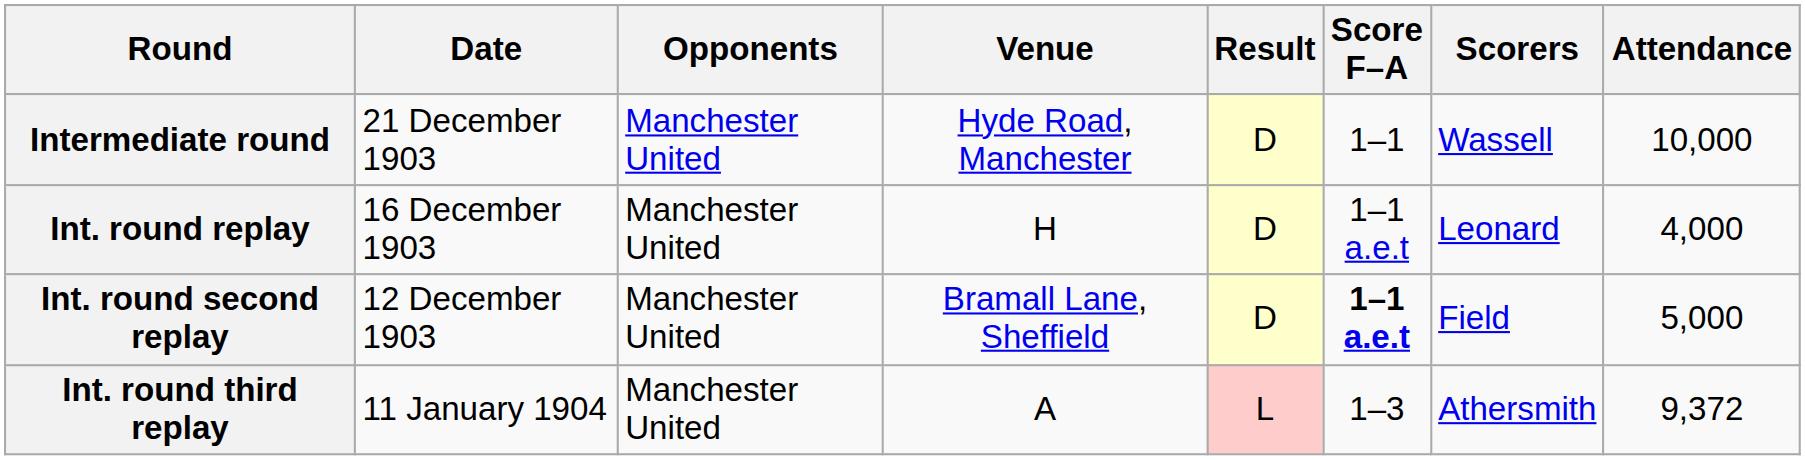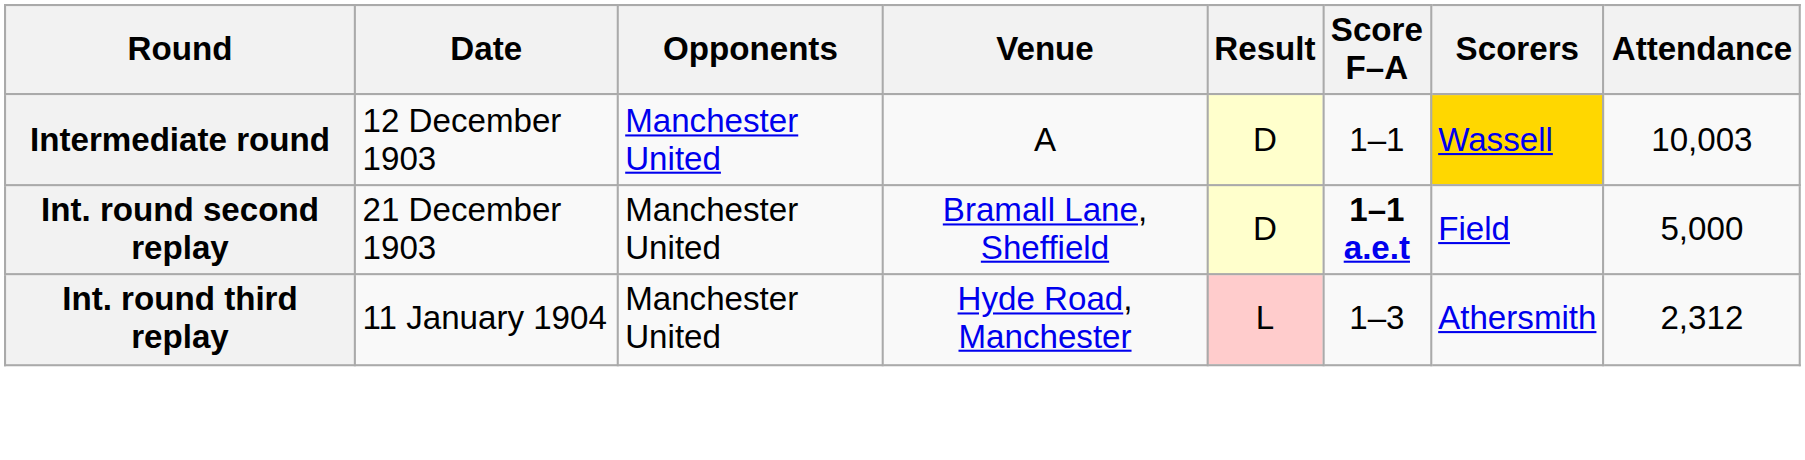(462, 139) 21 December 1903 -> (462, 139) 12 December 1903
(1045, 139) Hyde Road, Manchester -> (1045, 139) A
(1496, 139) no background -> (1496, 139) gold background
(1702, 139) 10,000 -> (1702, 139) 10,003
- row: (180, 228)
(462, 318) 12 December 1903 -> (462, 228) 21 December 1903
(1045, 408) A -> (1045, 318) Hyde Road, Manchester
(1702, 408) 9,372 -> (1702, 318) 2,312
